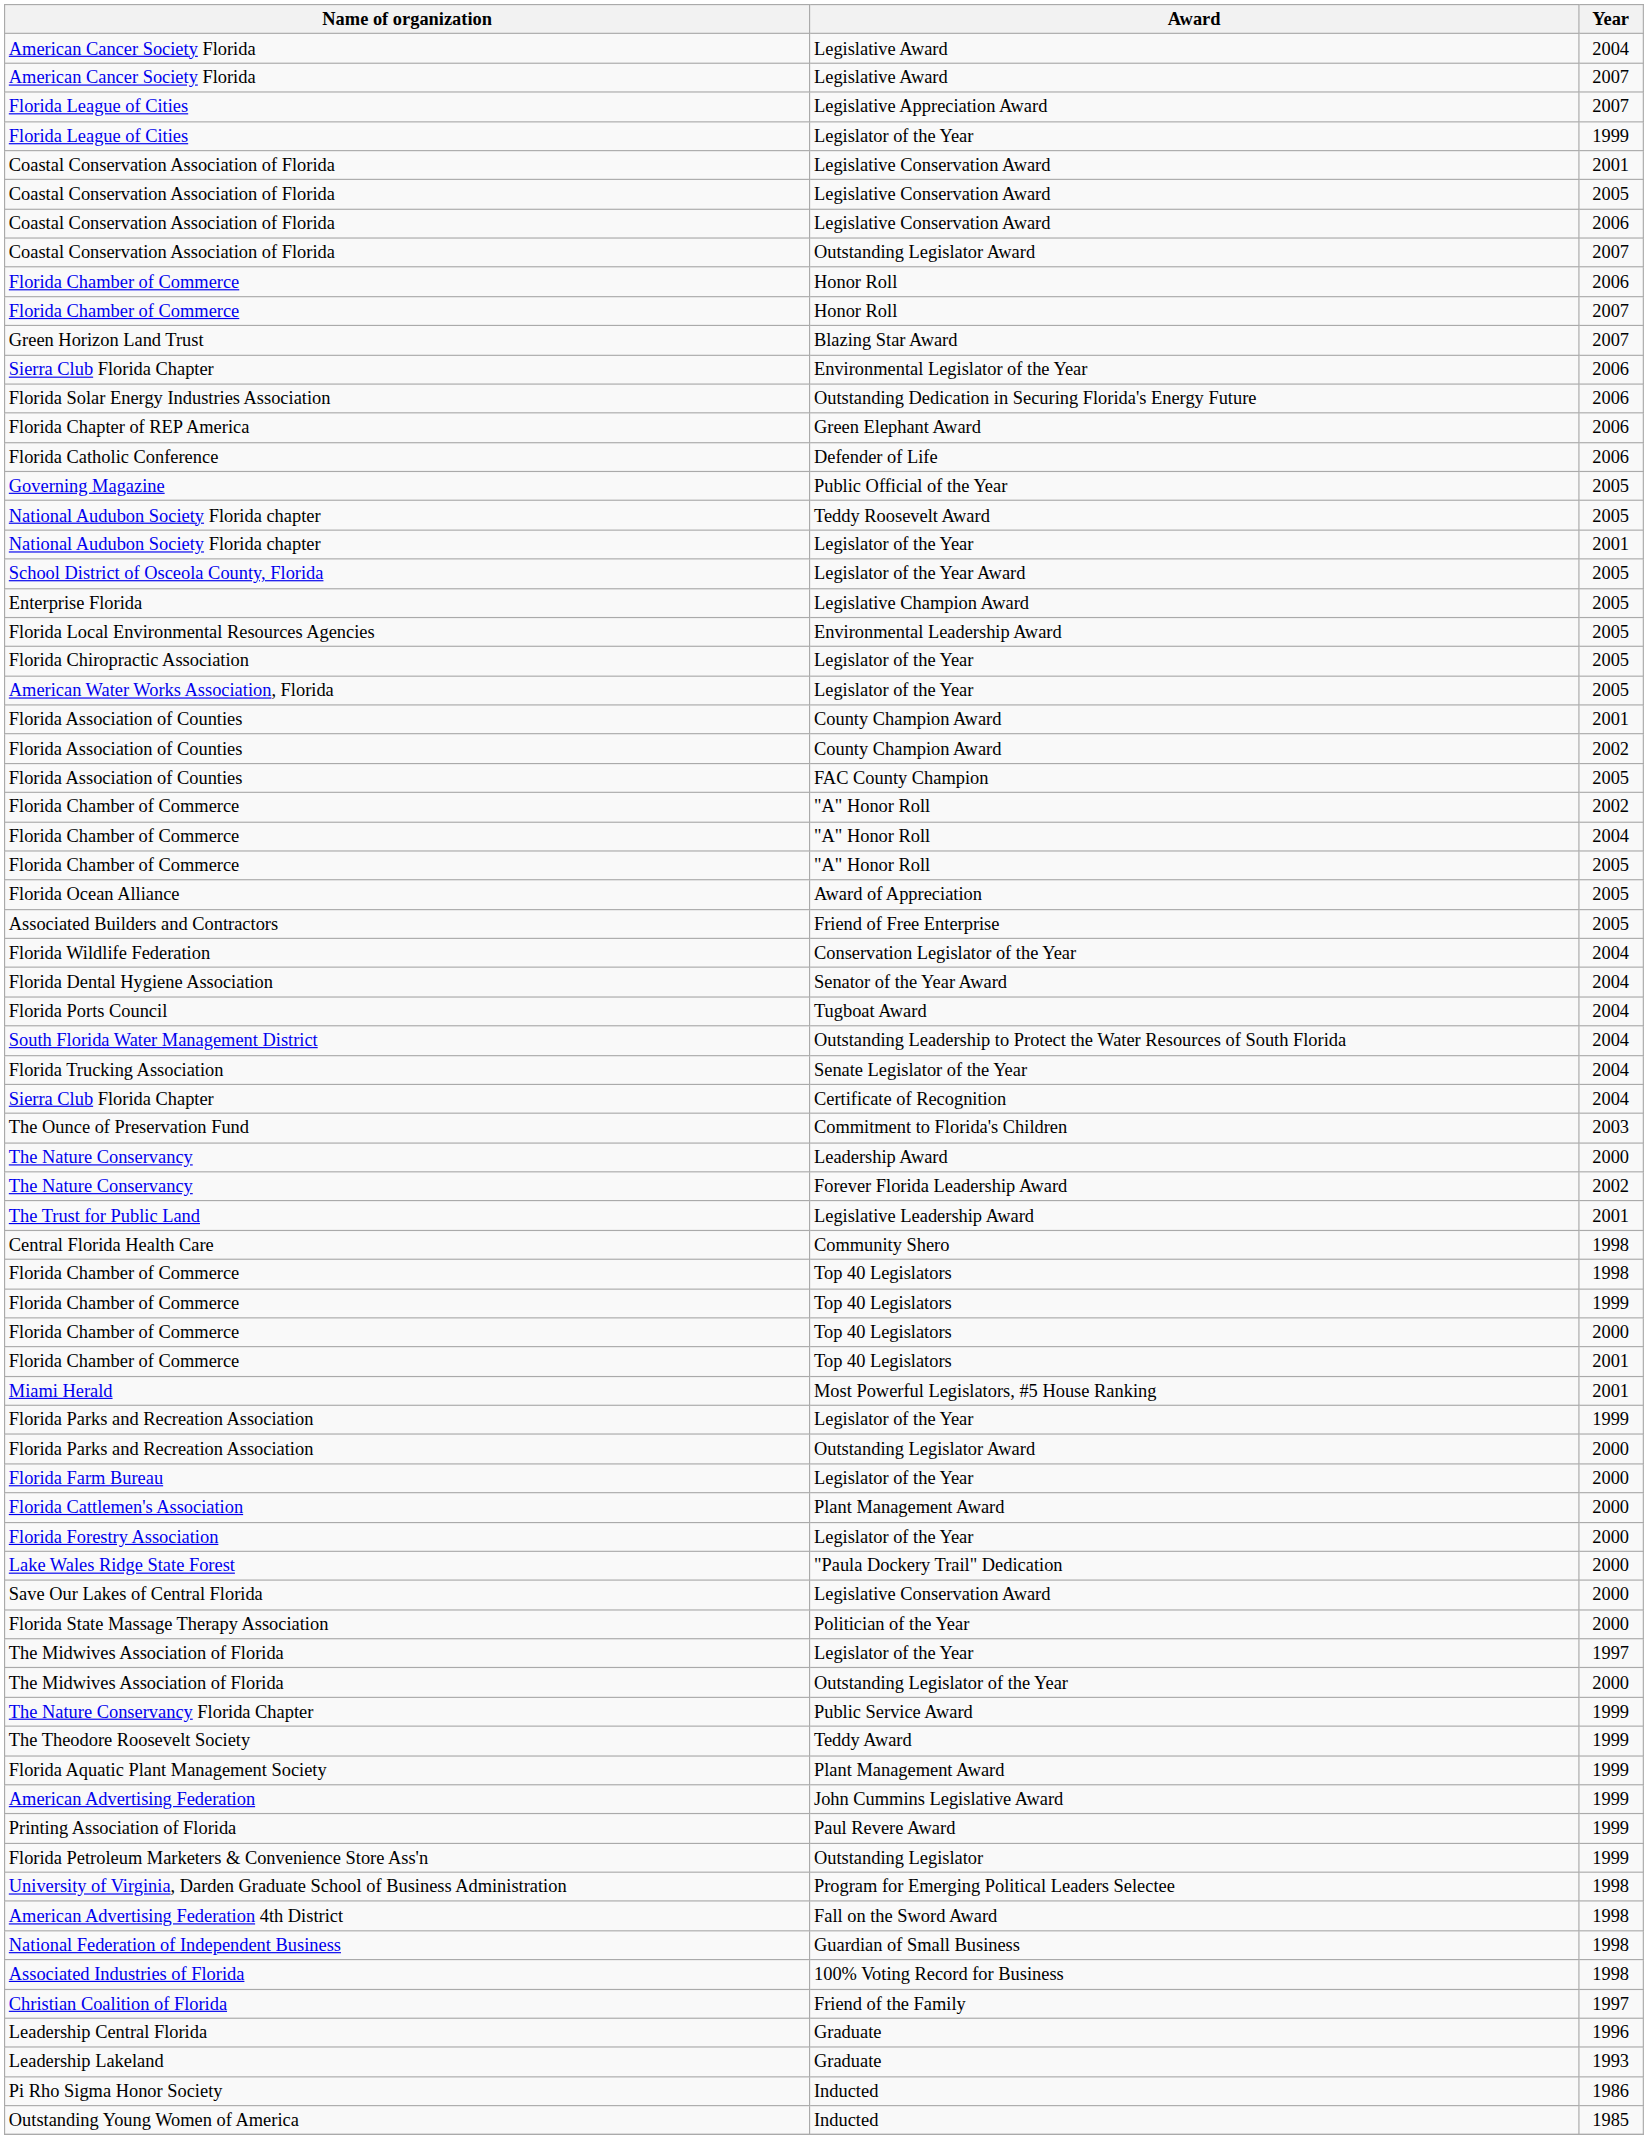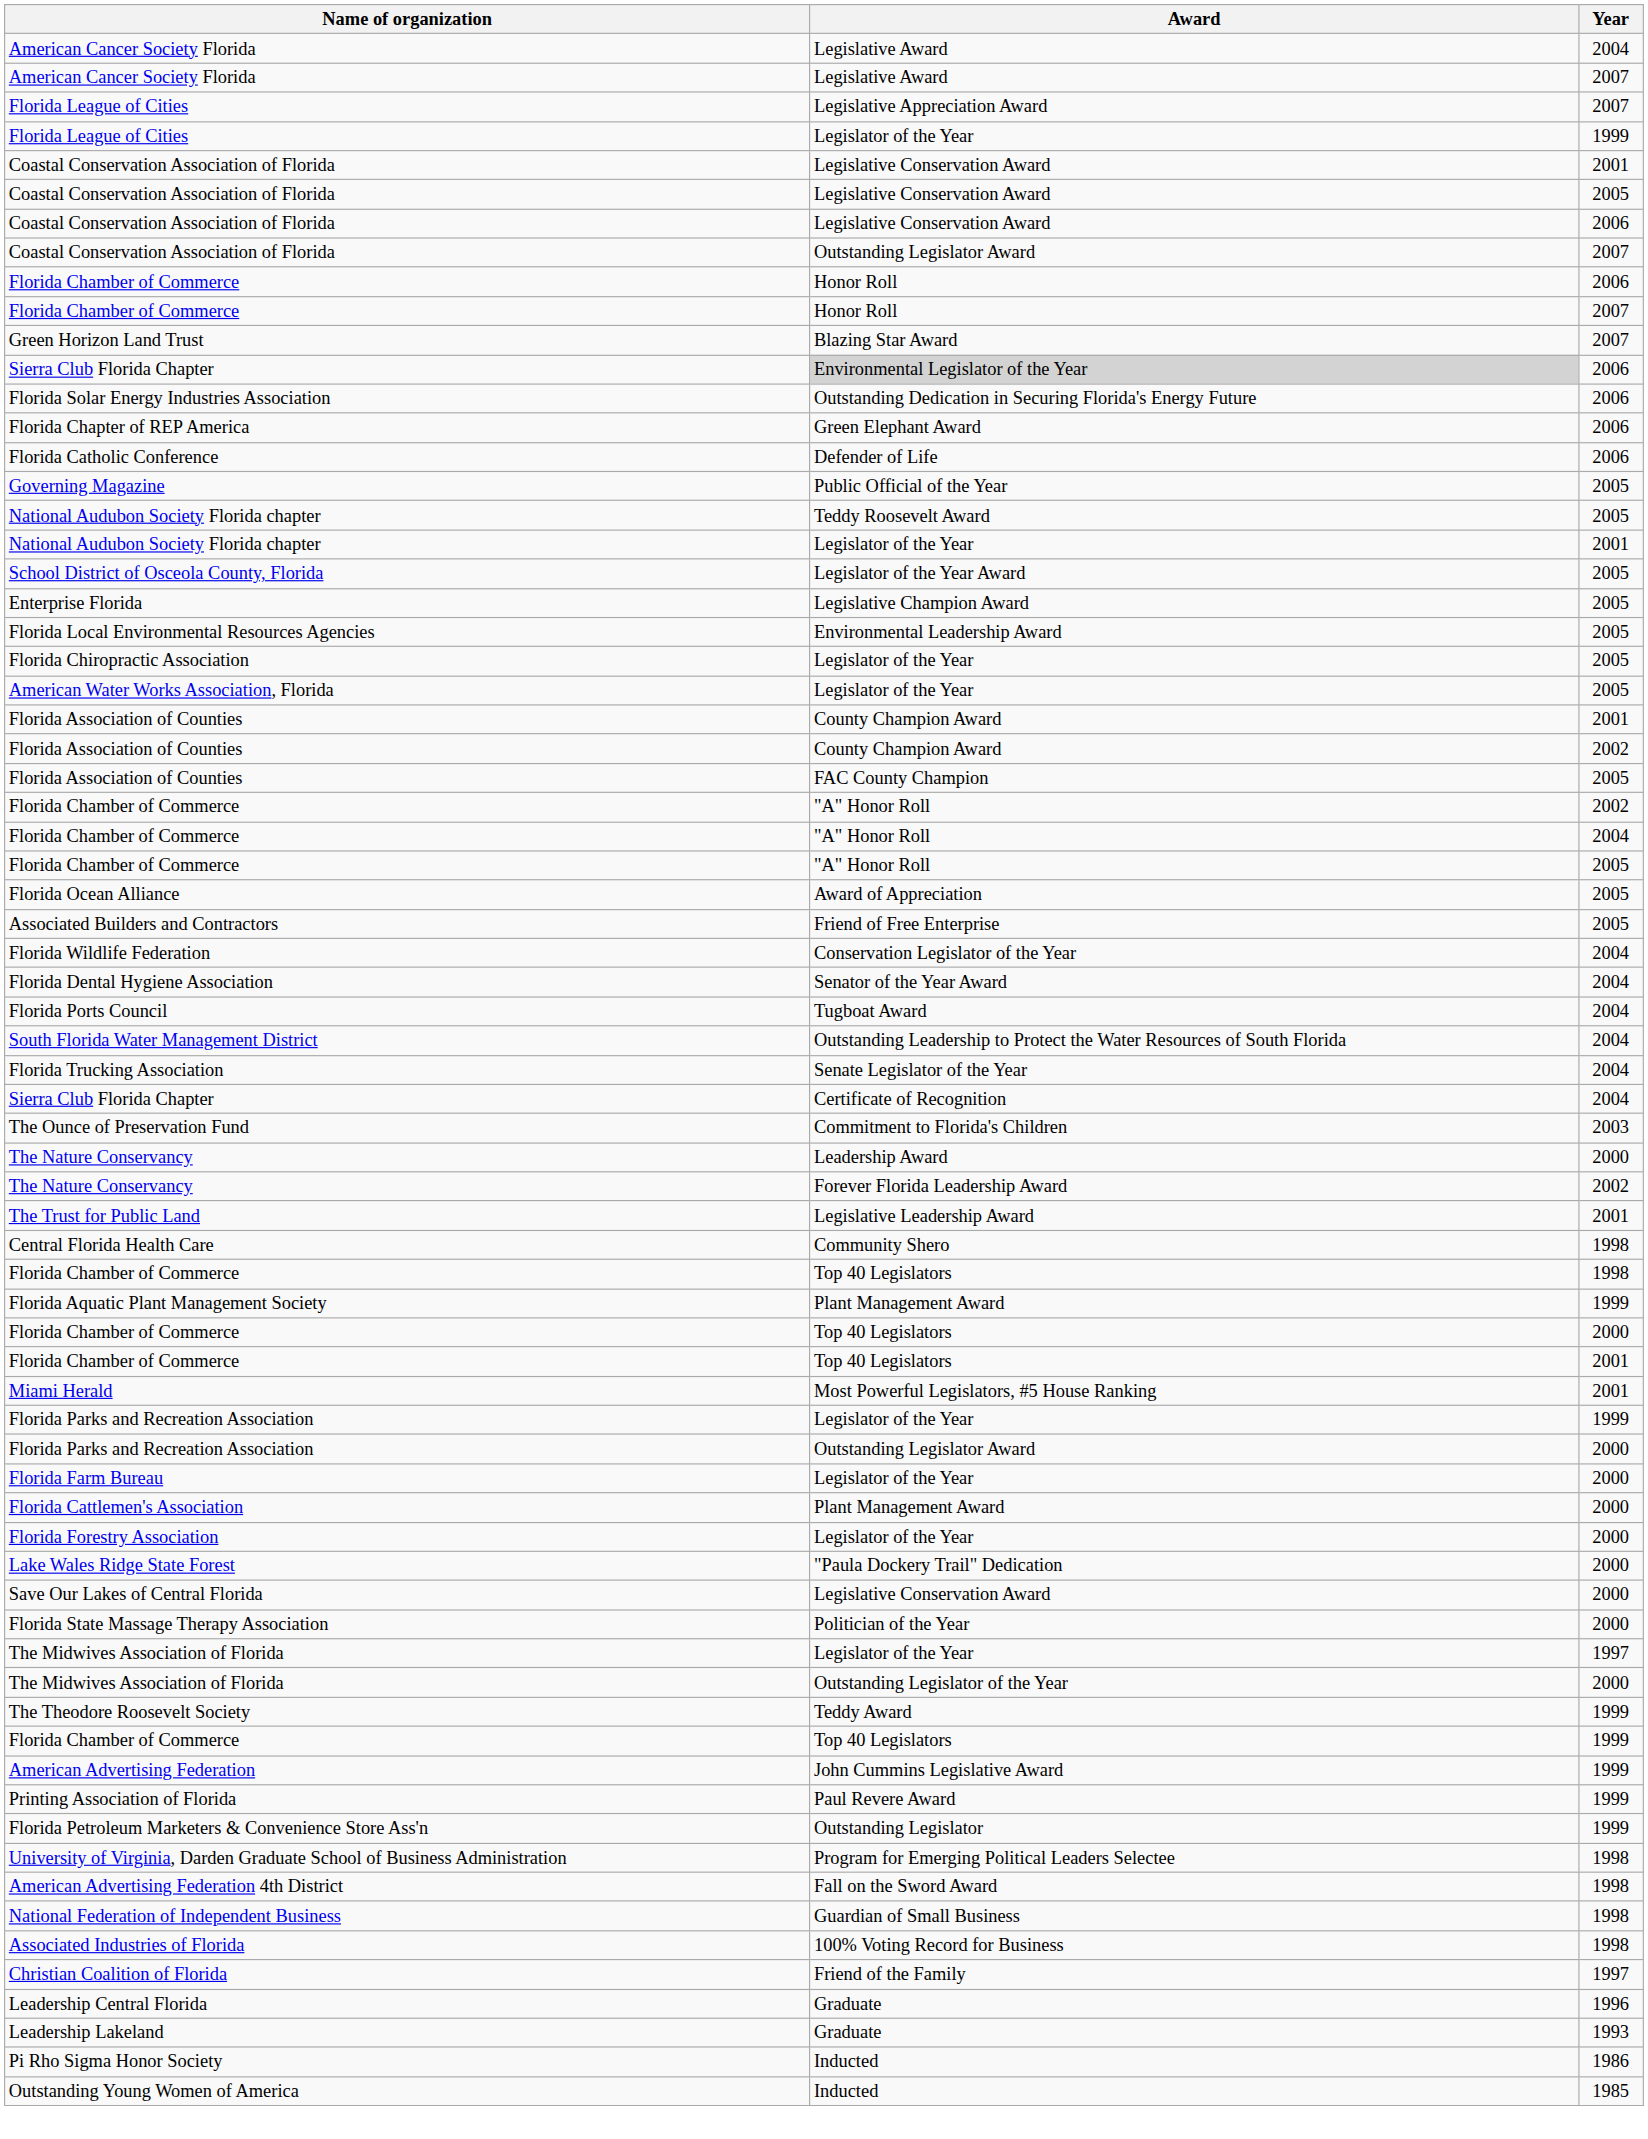(951, 369) no background -> (951, 369) lightgrey background
rows swapped: (124, 1303) <-> (168, 1769)
- row: (161, 1711)
